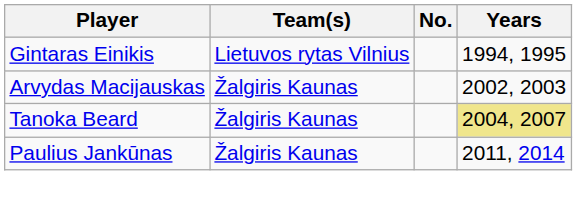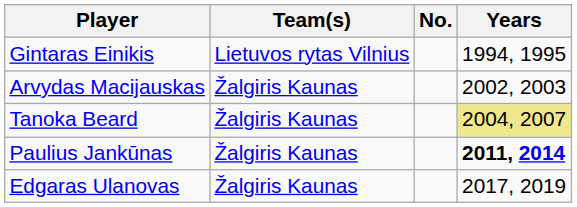(513, 152) normal -> (514, 152) bold
+ row: (94, 185)
